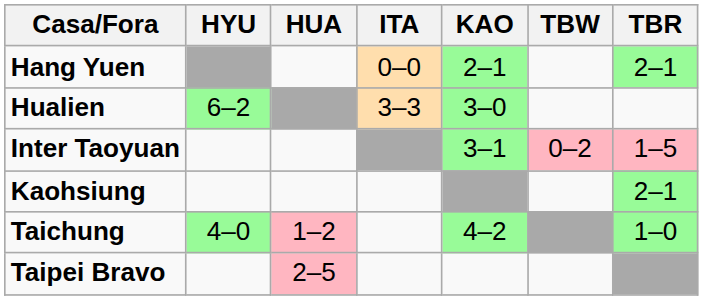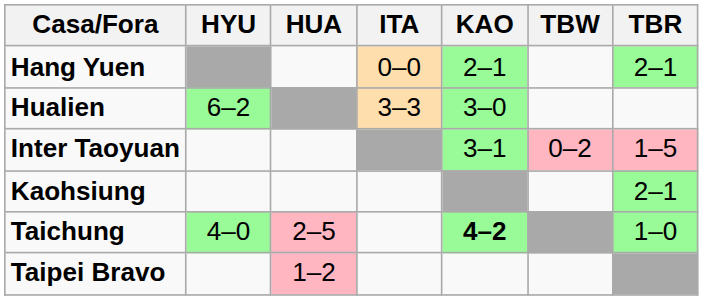(314, 231) 1–2 -> (314, 231) 2–5
(485, 231) normal -> (485, 231) bold
(314, 273) 2–5 -> (314, 273) 1–2
